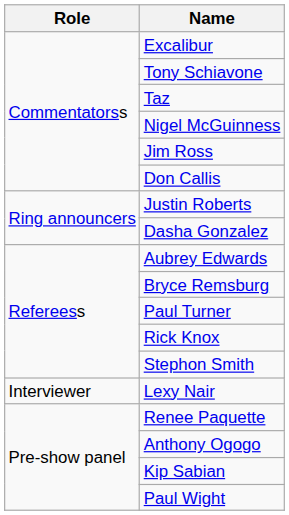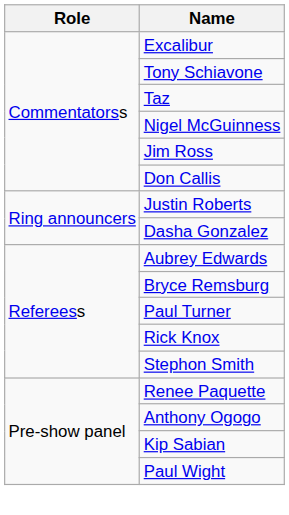- row: (179, 391)
